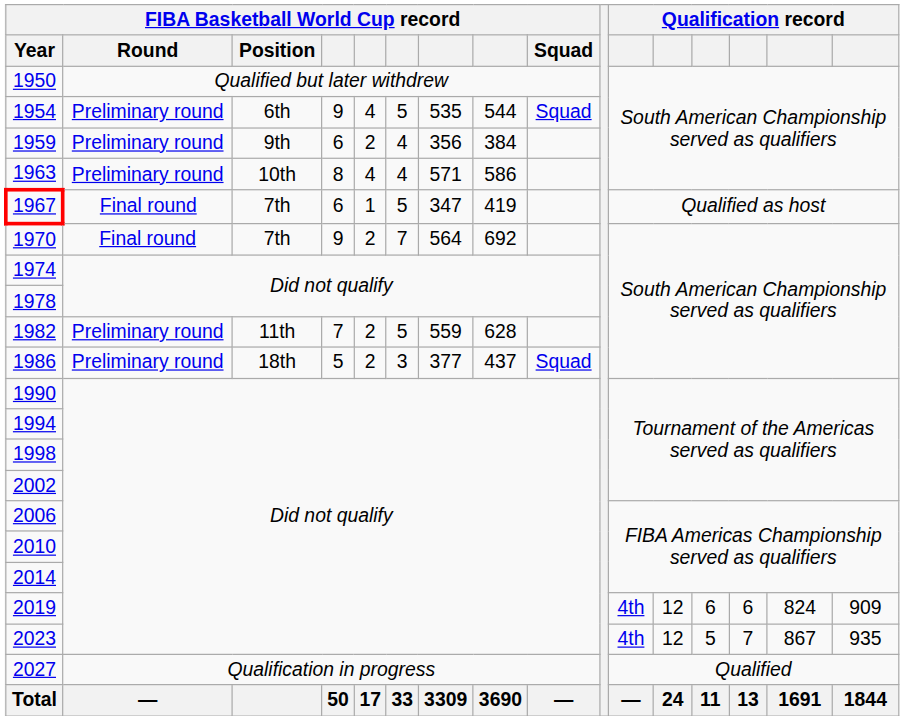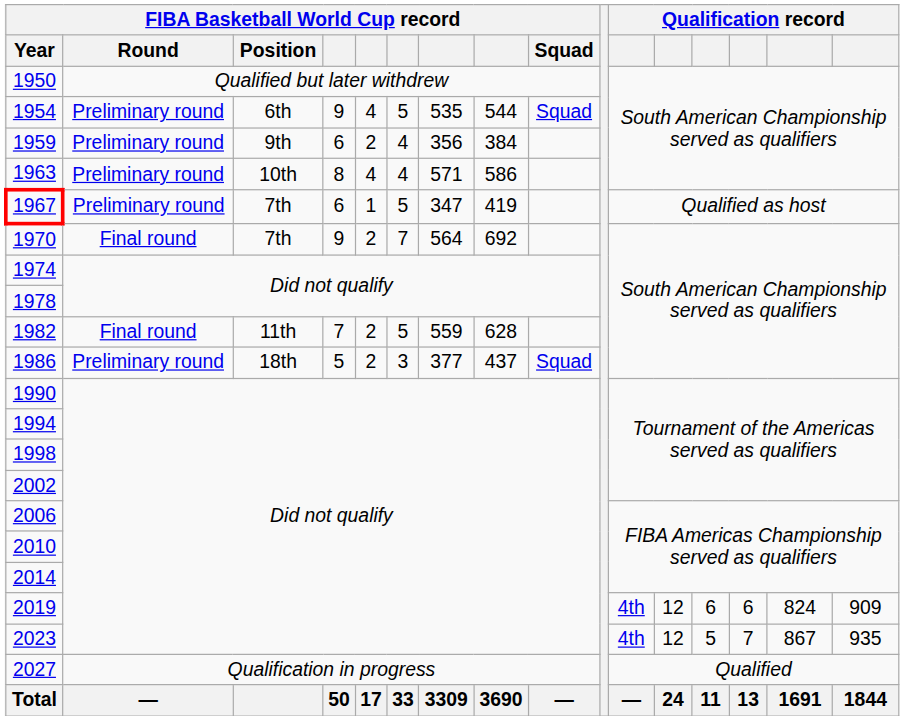(148, 206) Final round -> (149, 206) Preliminary round
(148, 331) Preliminary round -> (148, 331) Final round
